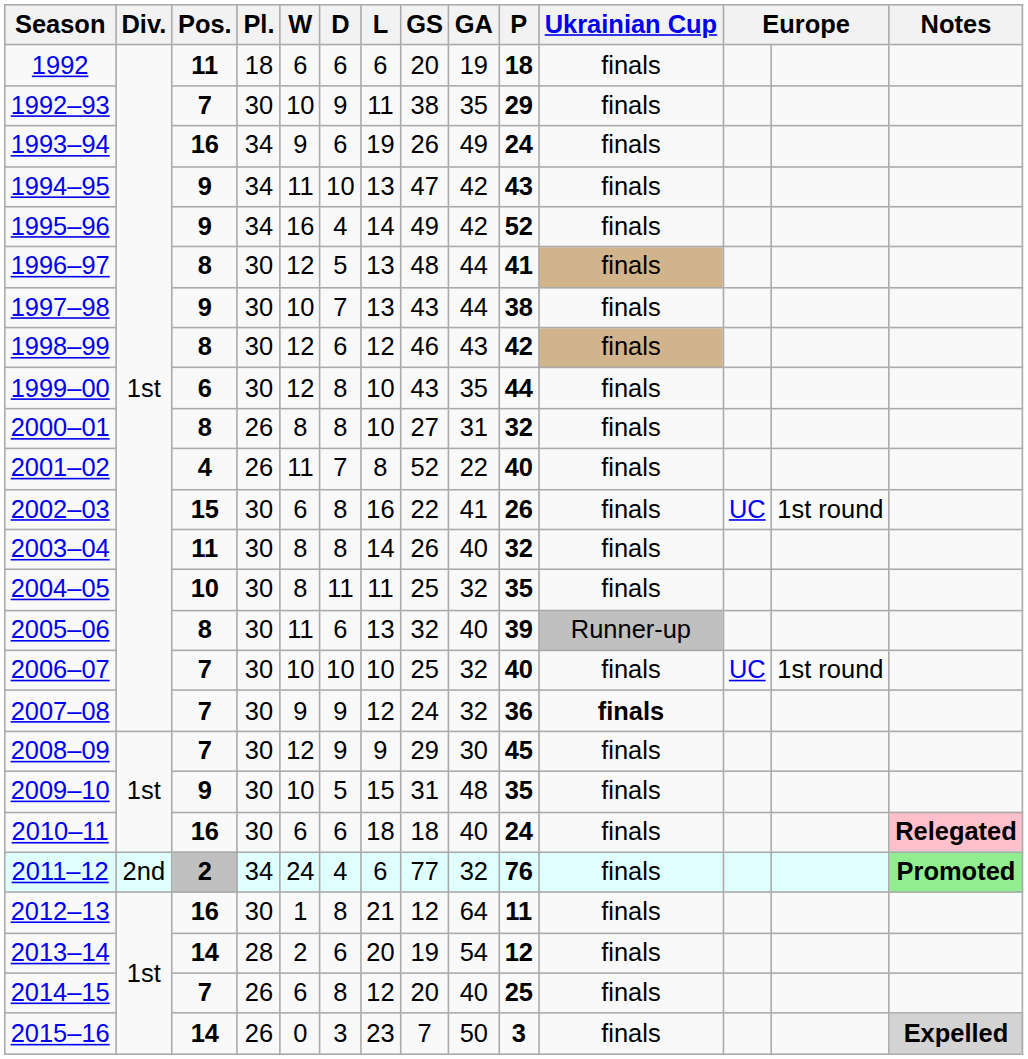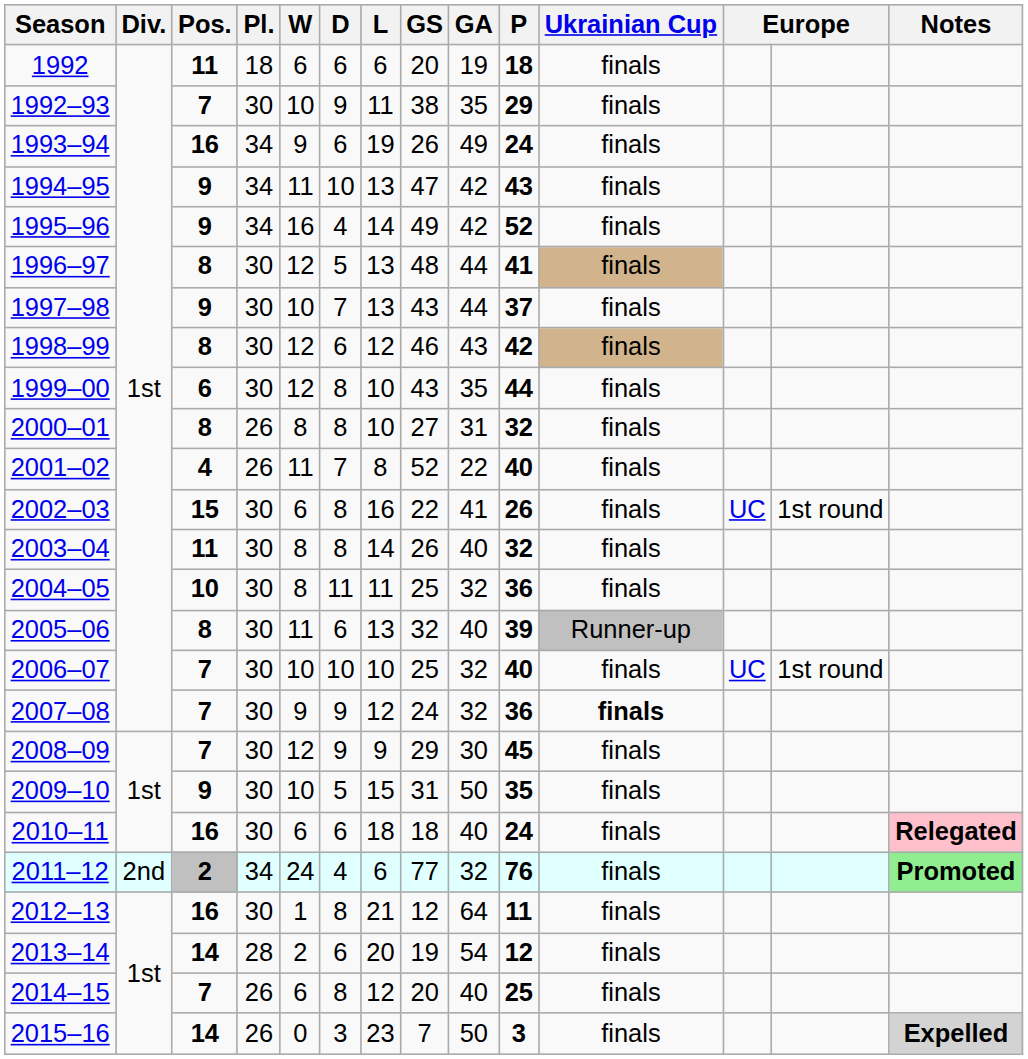(519, 307) 38 -> (519, 307) 37
(519, 589) 35 -> (519, 589) 36
(474, 791) 48 -> (474, 791) 50
